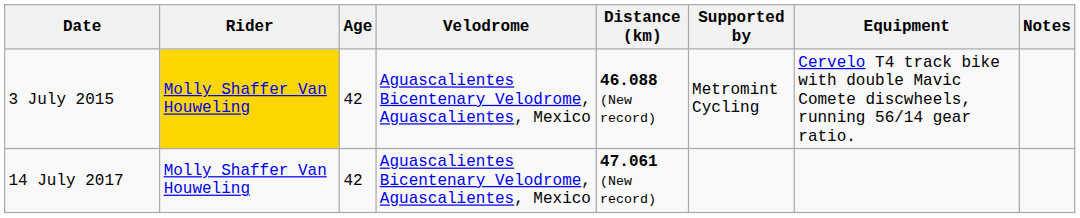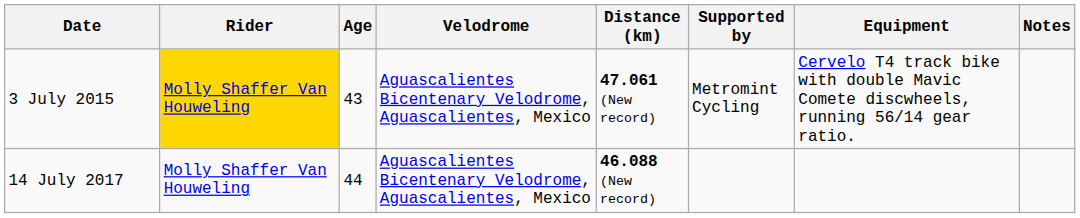(353, 99) 42 -> (353, 99) 43
(629, 98) 46.088 (New record) -> (629, 98) 47.061 (New record)
(353, 180) 42 -> (353, 180) 44
(629, 180) 47.061 (New record) -> (629, 180) 46.088 (New record)
